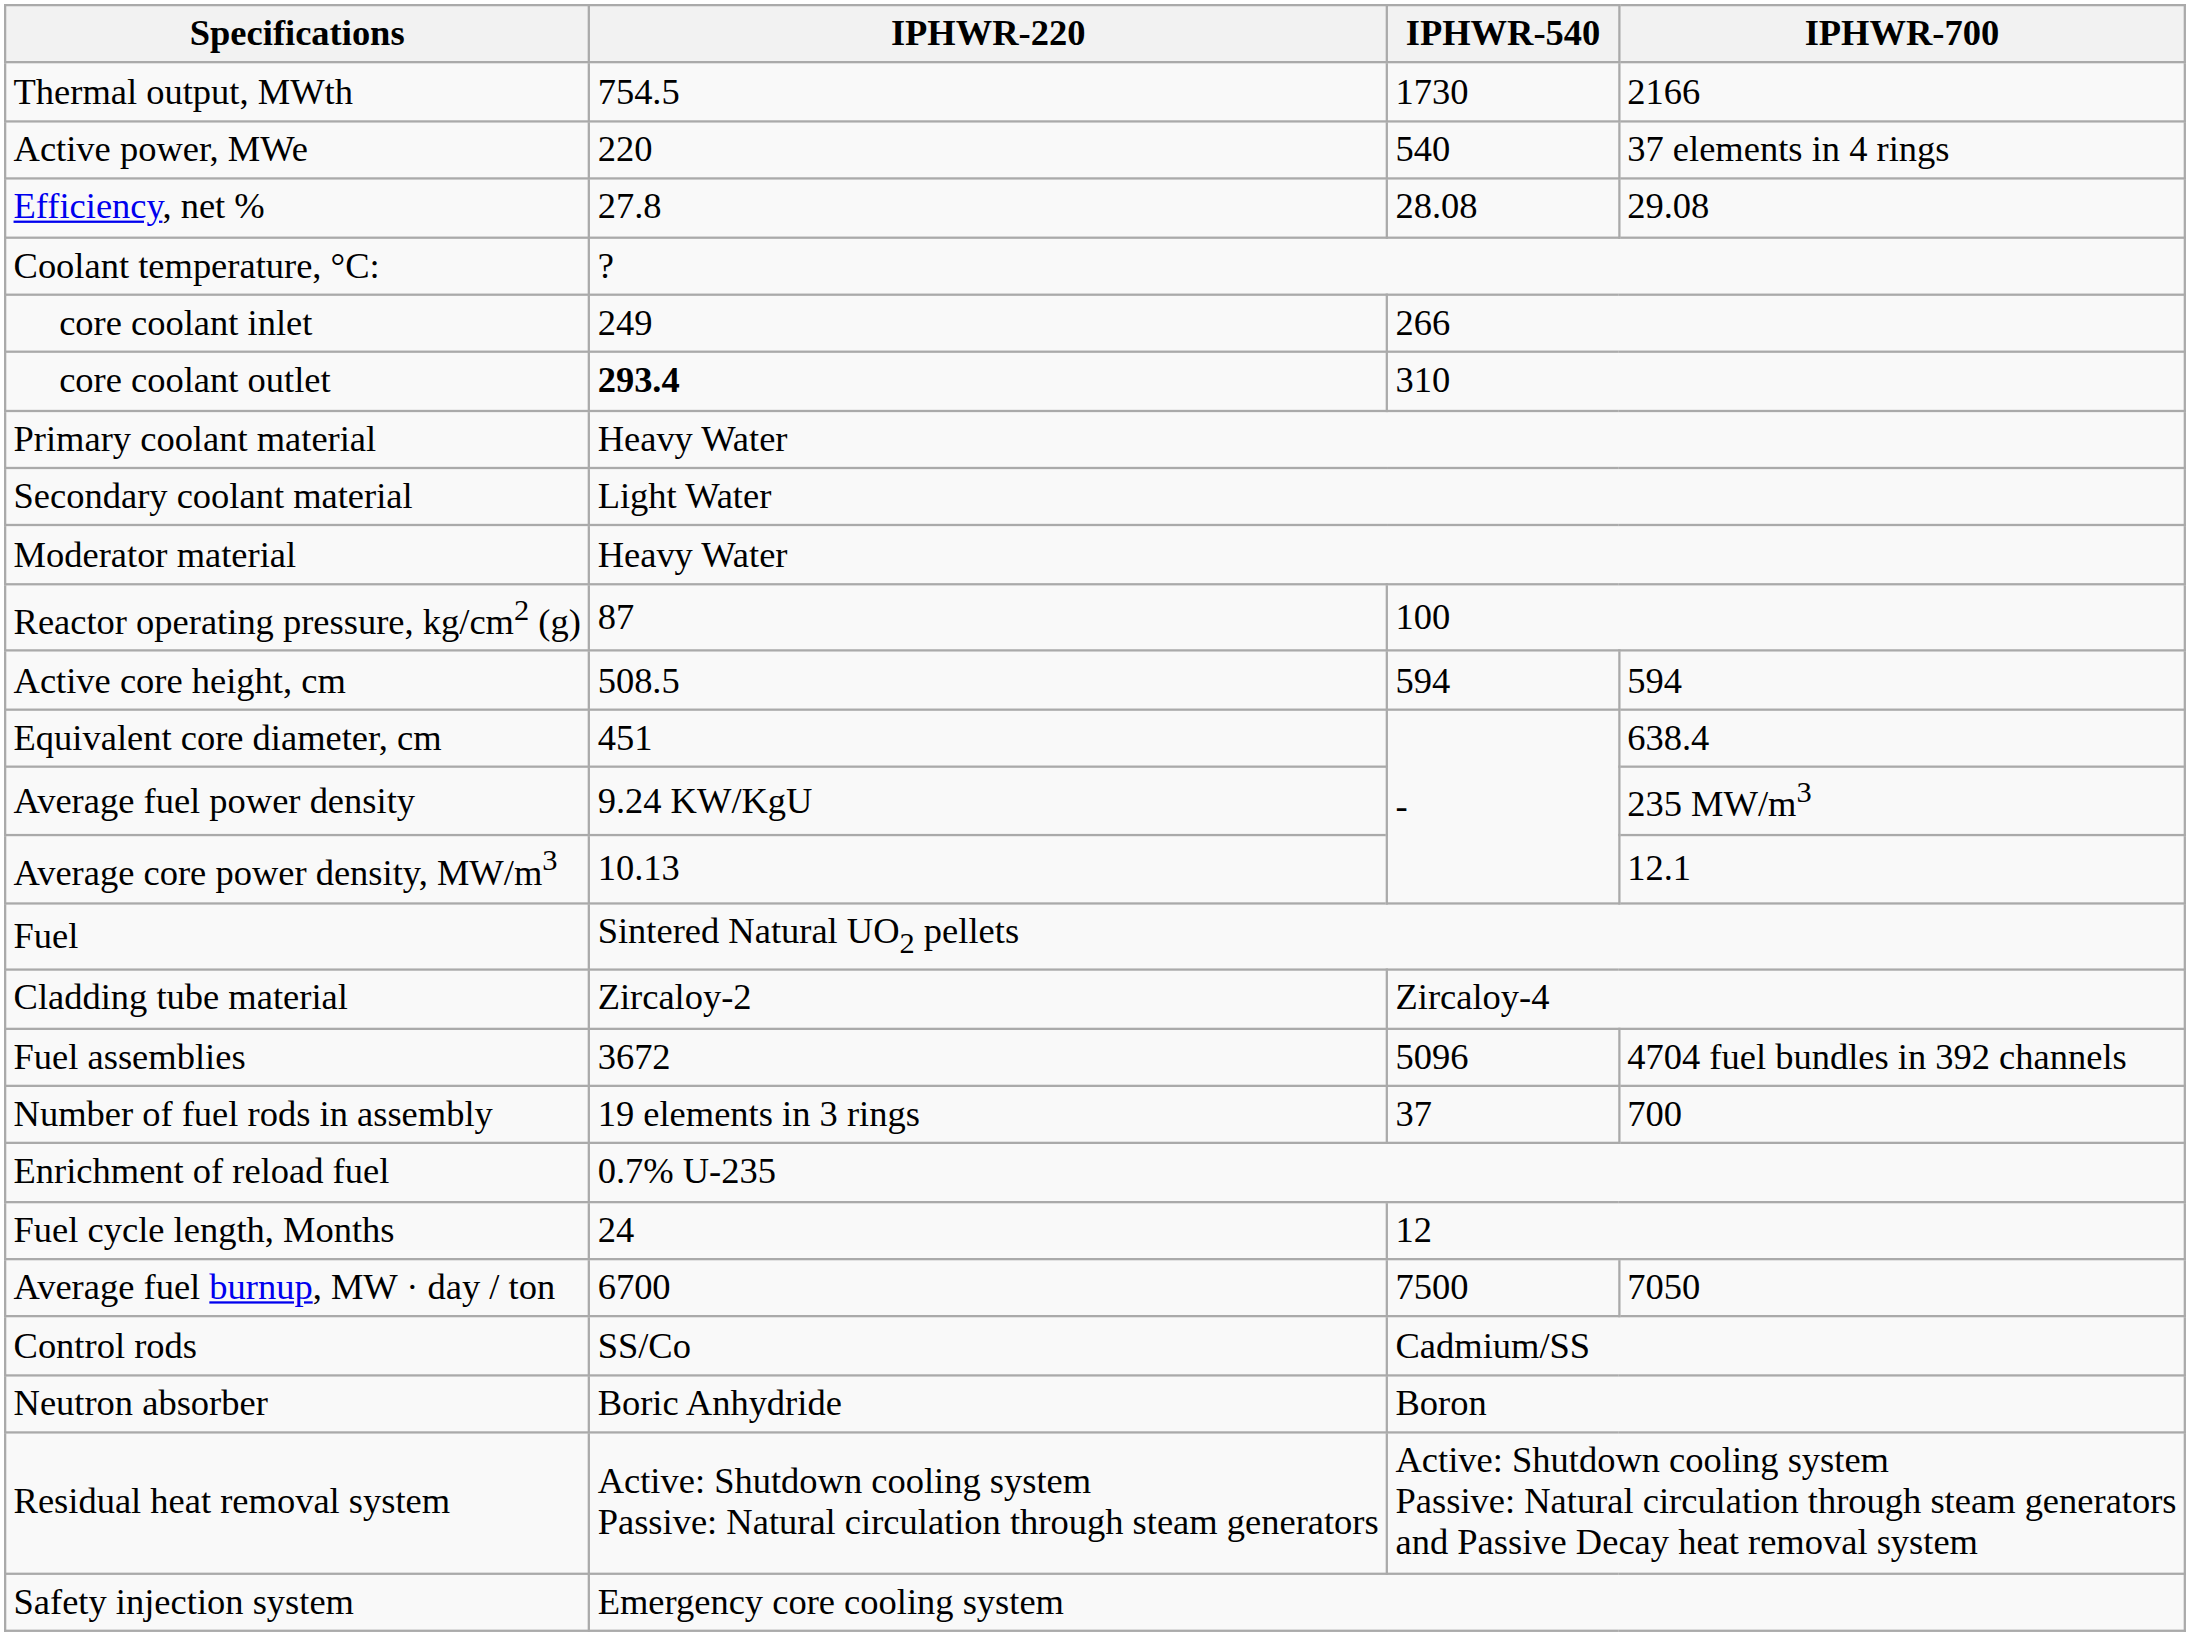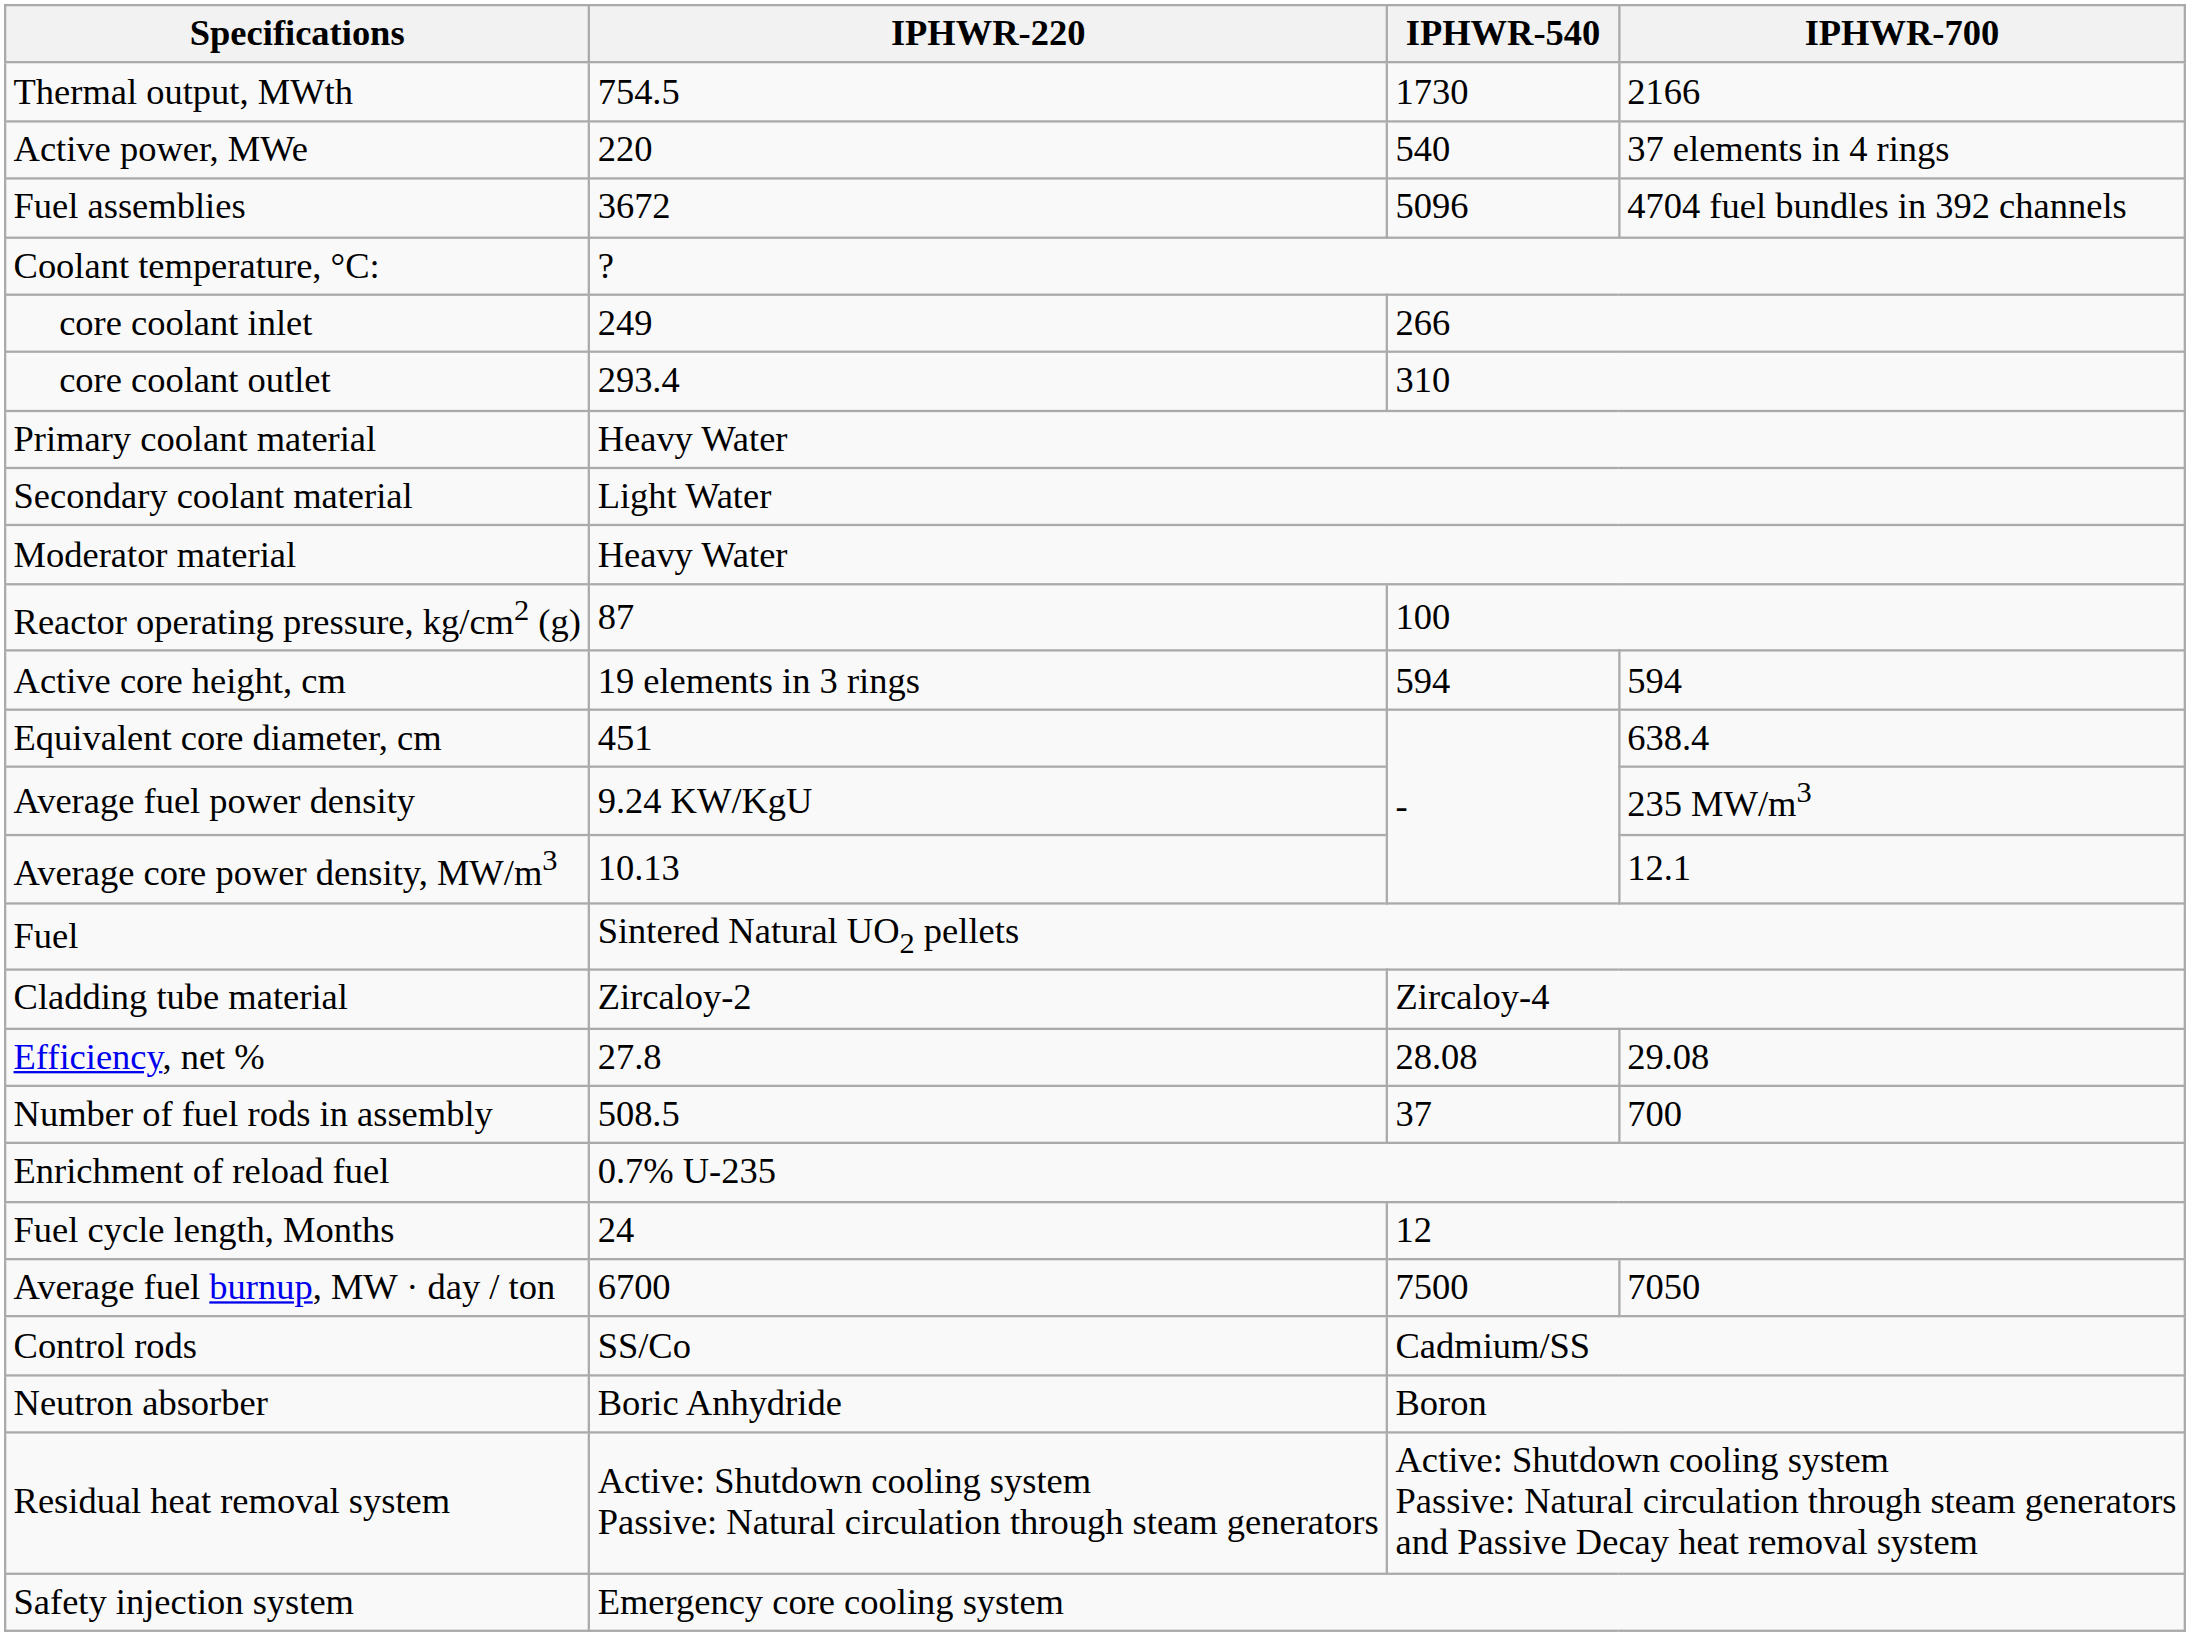rows swapped: (139, 206) <-> (130, 1056)
(639, 380) bold -> (639, 380) normal
(639, 679) 508.5 -> (759, 679) 19 elements in 3 rings
(759, 1113) 19 elements in 3 rings -> (639, 1113) 508.5
